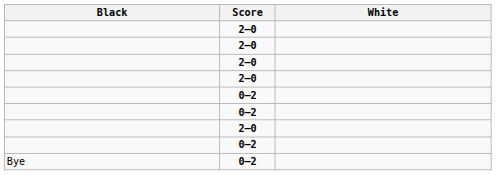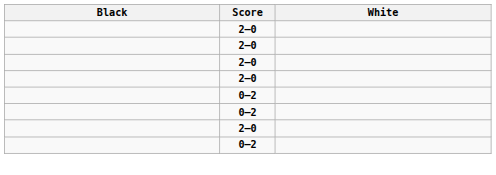- row: (16, 161)
